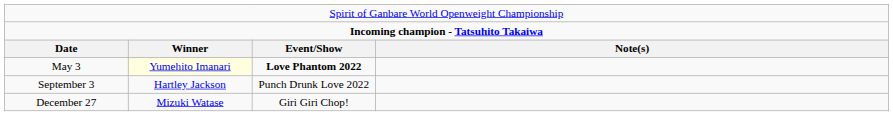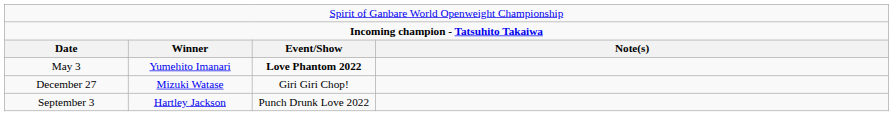(190, 66) lightyellow background -> (190, 66) no background
rows swapped: (66, 84) <-> (66, 102)
